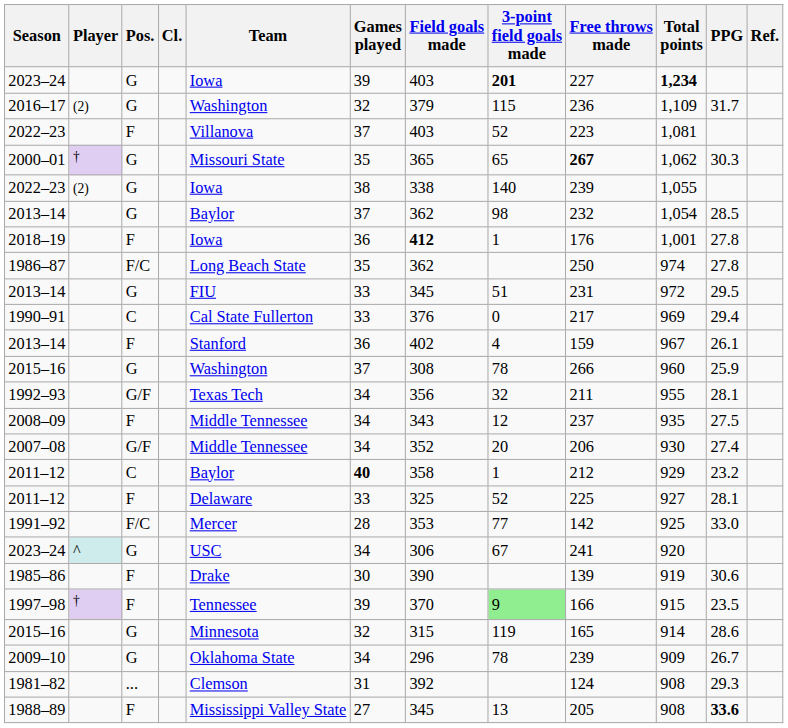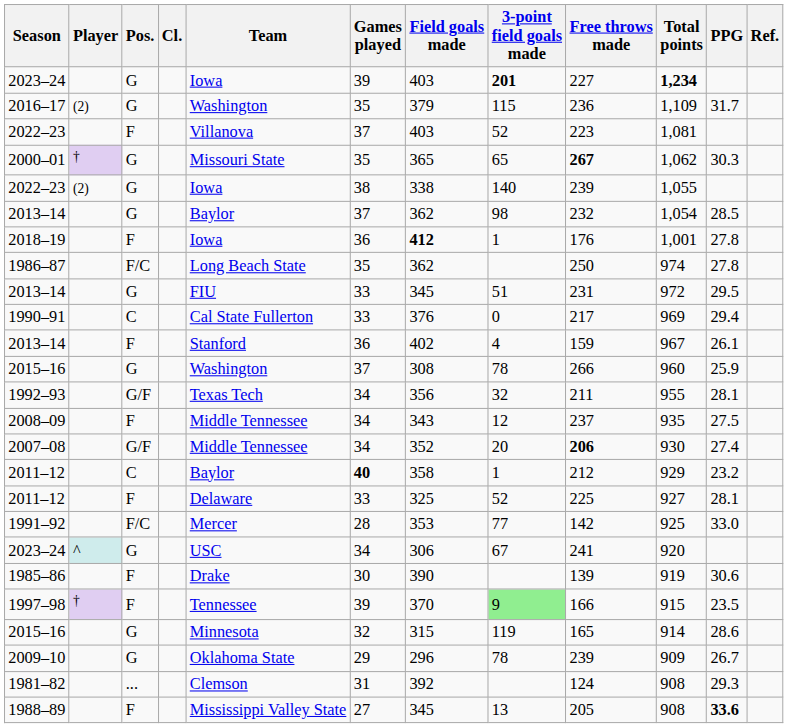(362, 105) 32 -> (362, 105) 35
(582, 446) normal -> (582, 446) bold
(362, 658) 34 -> (362, 658) 29
